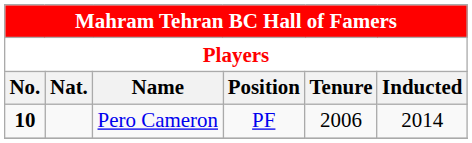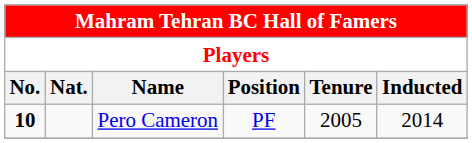(341, 120) 2006 -> (341, 120) 2005
